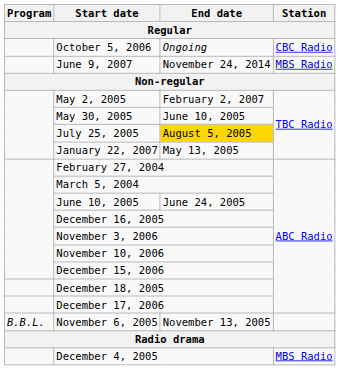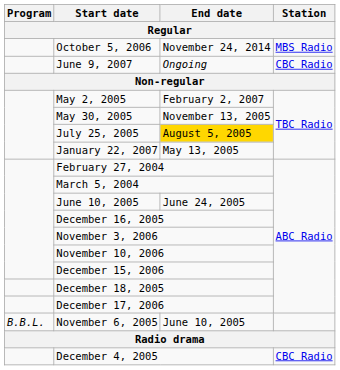(185, 47) Ongoing -> (217, 47) November 24, 2014
(304, 47) CBC Radio -> (304, 47) MBS Radio
(217, 64) November 24, 2014 -> (185, 64) Ongoing
(304, 64) MBS Radio -> (304, 64) CBC Radio
(204, 116) June 10, 2005 -> (217, 116) November 13, 2005
(217, 322) November 13, 2005 -> (204, 322) June 10, 2005
(304, 356) MBS Radio -> (304, 356) CBC Radio
